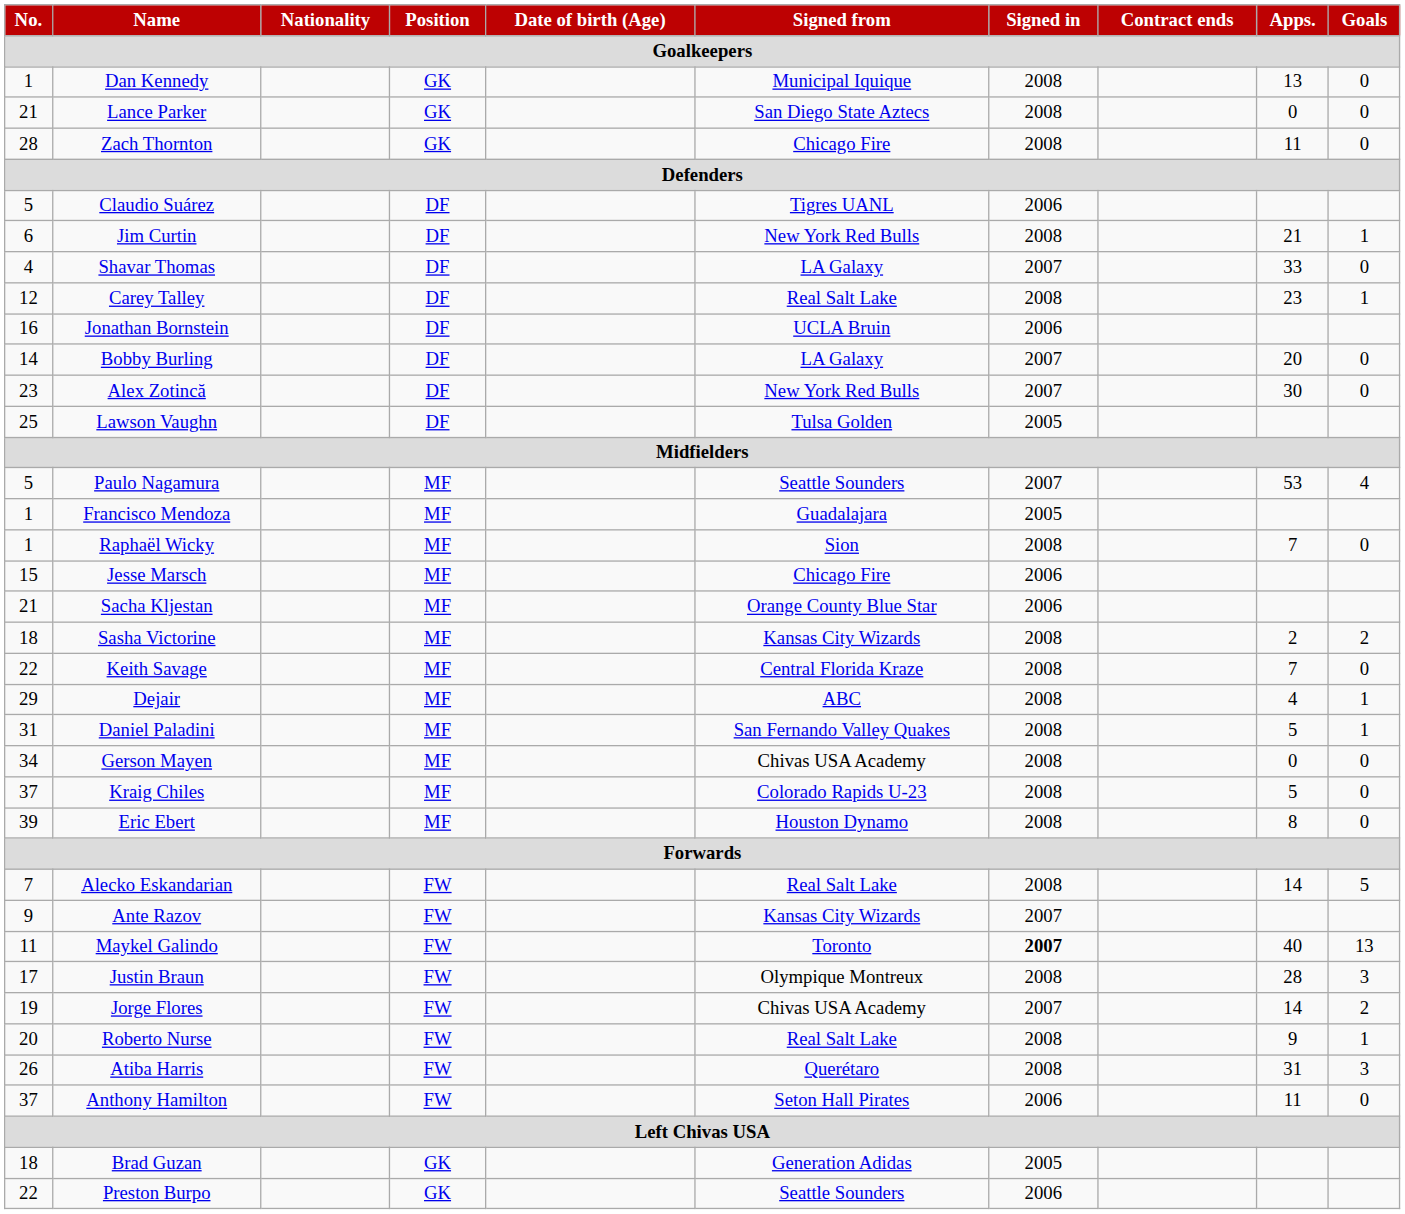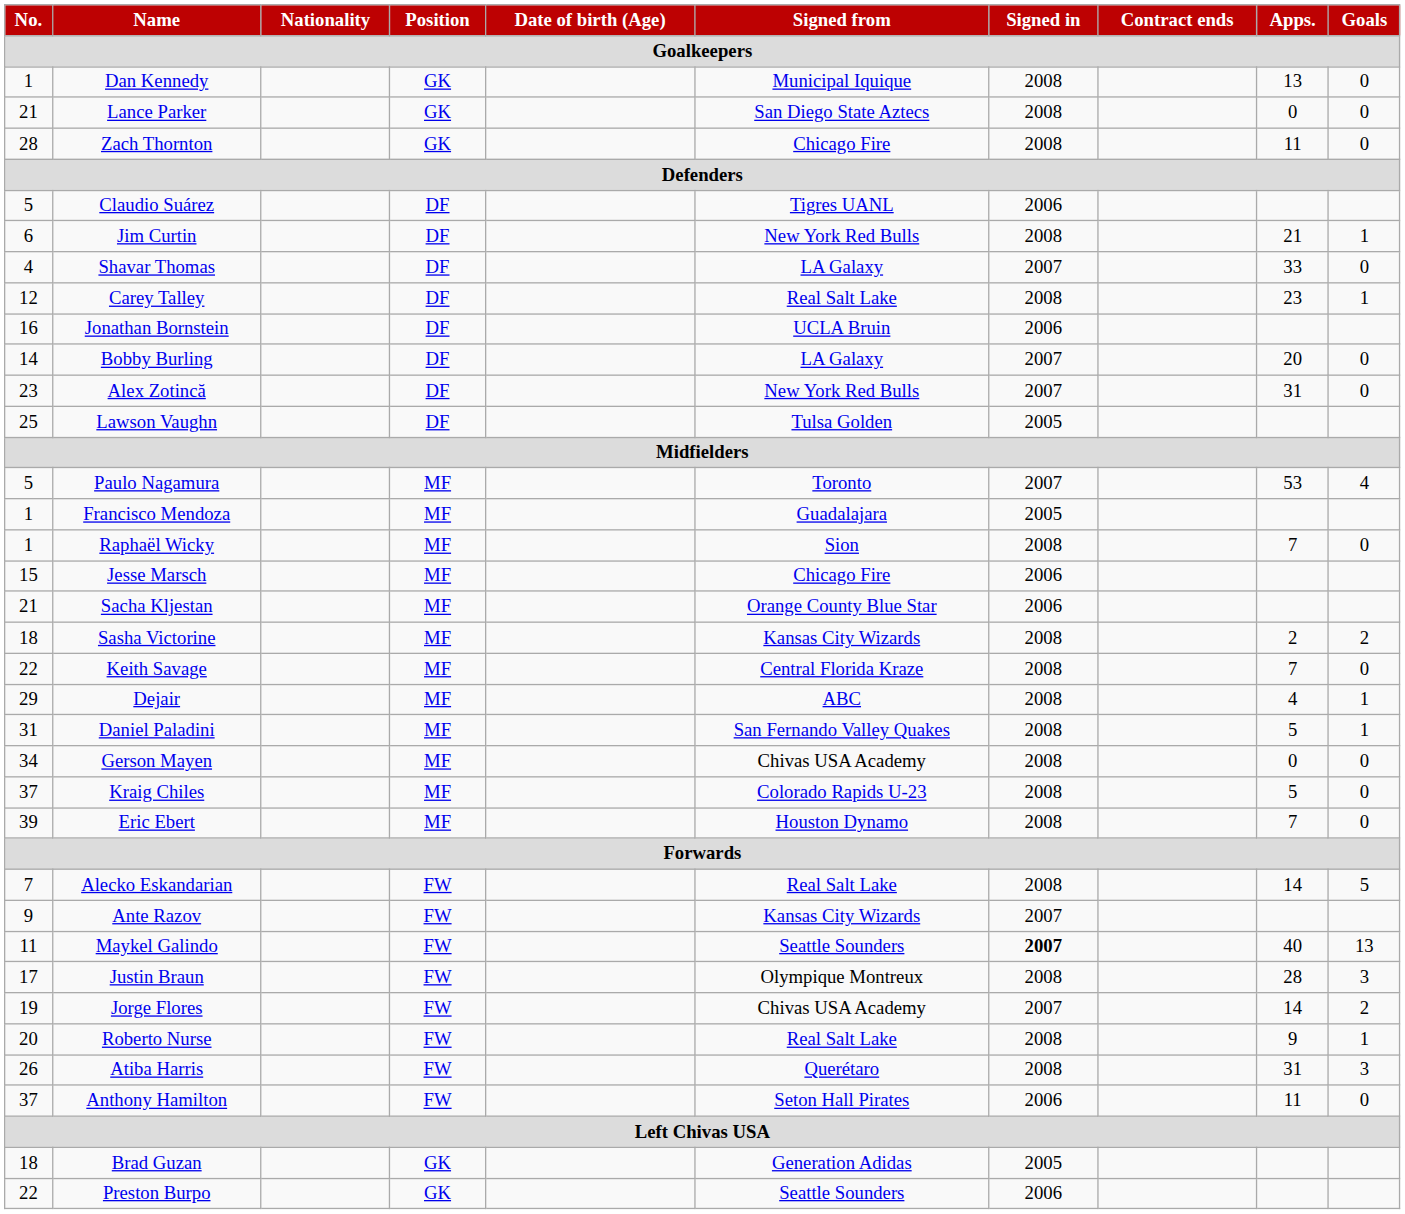(1293, 390) 30 -> (1293, 390) 31
(842, 483) Seattle Sounders -> (842, 483) Toronto
(1293, 823) 8 -> (1293, 823) 7
(842, 946) Toronto -> (842, 946) Seattle Sounders
